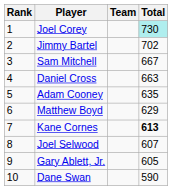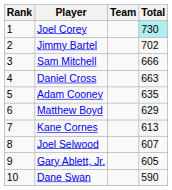(150, 62) 667 -> (150, 62) 666
(150, 128) bold -> (150, 128) normal
